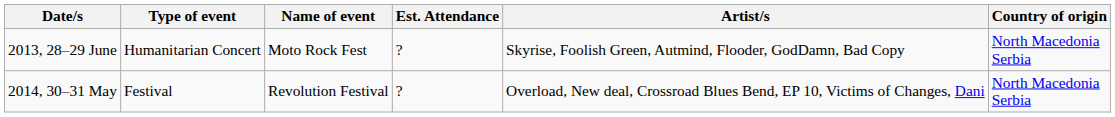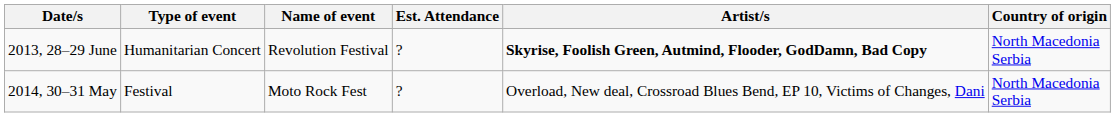(317, 49) Moto Rock Fest -> (328, 49) Revolution Festival
(705, 49) normal -> (716, 49) bold
(328, 91) Revolution Festival -> (317, 91) Moto Rock Fest
